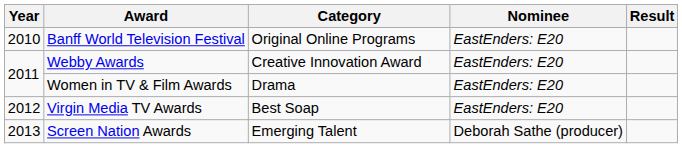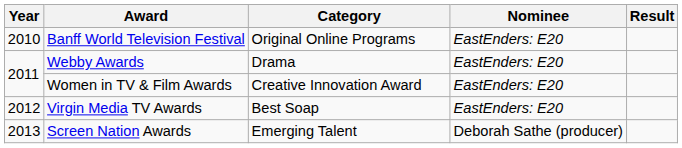(337, 62) Creative Innovation Award -> (273, 62) Drama
(273, 86) Drama -> (337, 86) Creative Innovation Award
